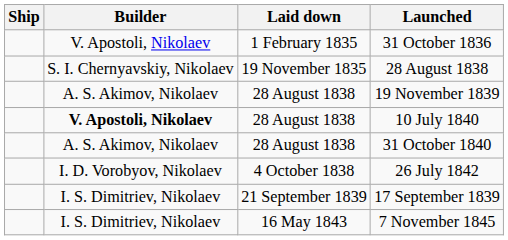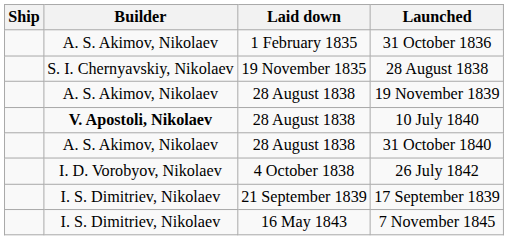(140, 42) V. Apostoli, Nikolaev -> (140, 42) A. S. Akimov, Nikolaev
